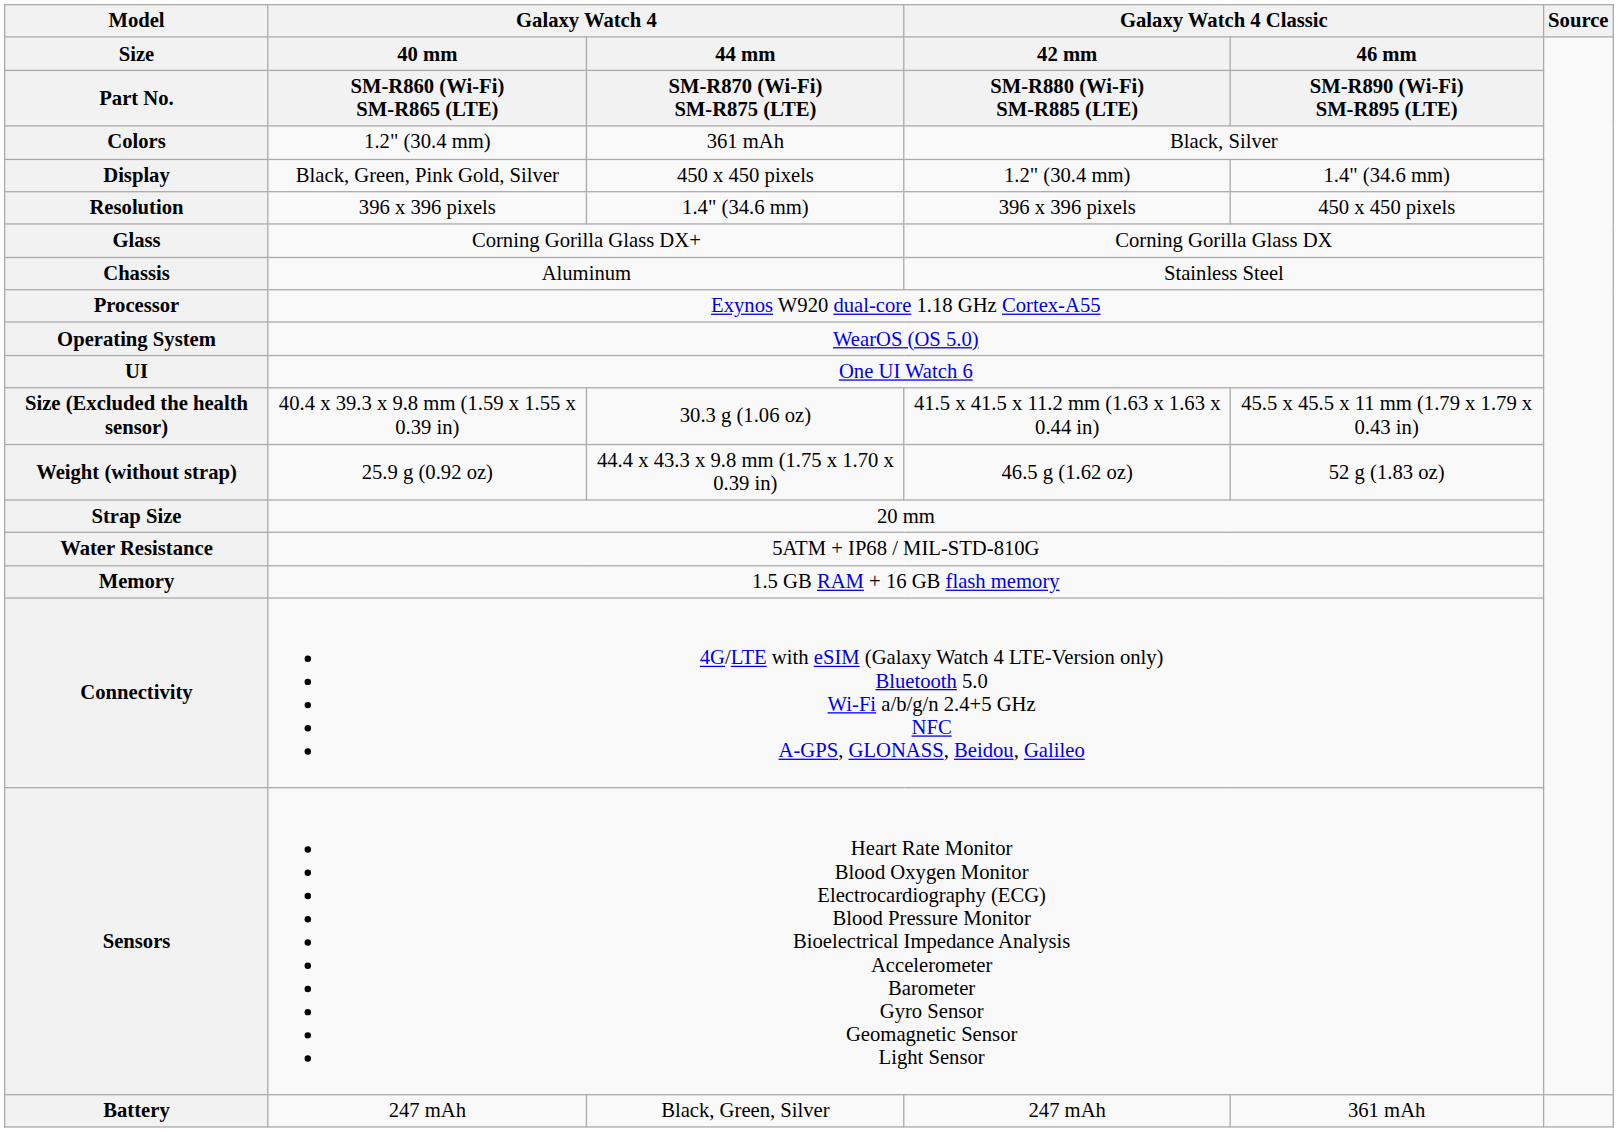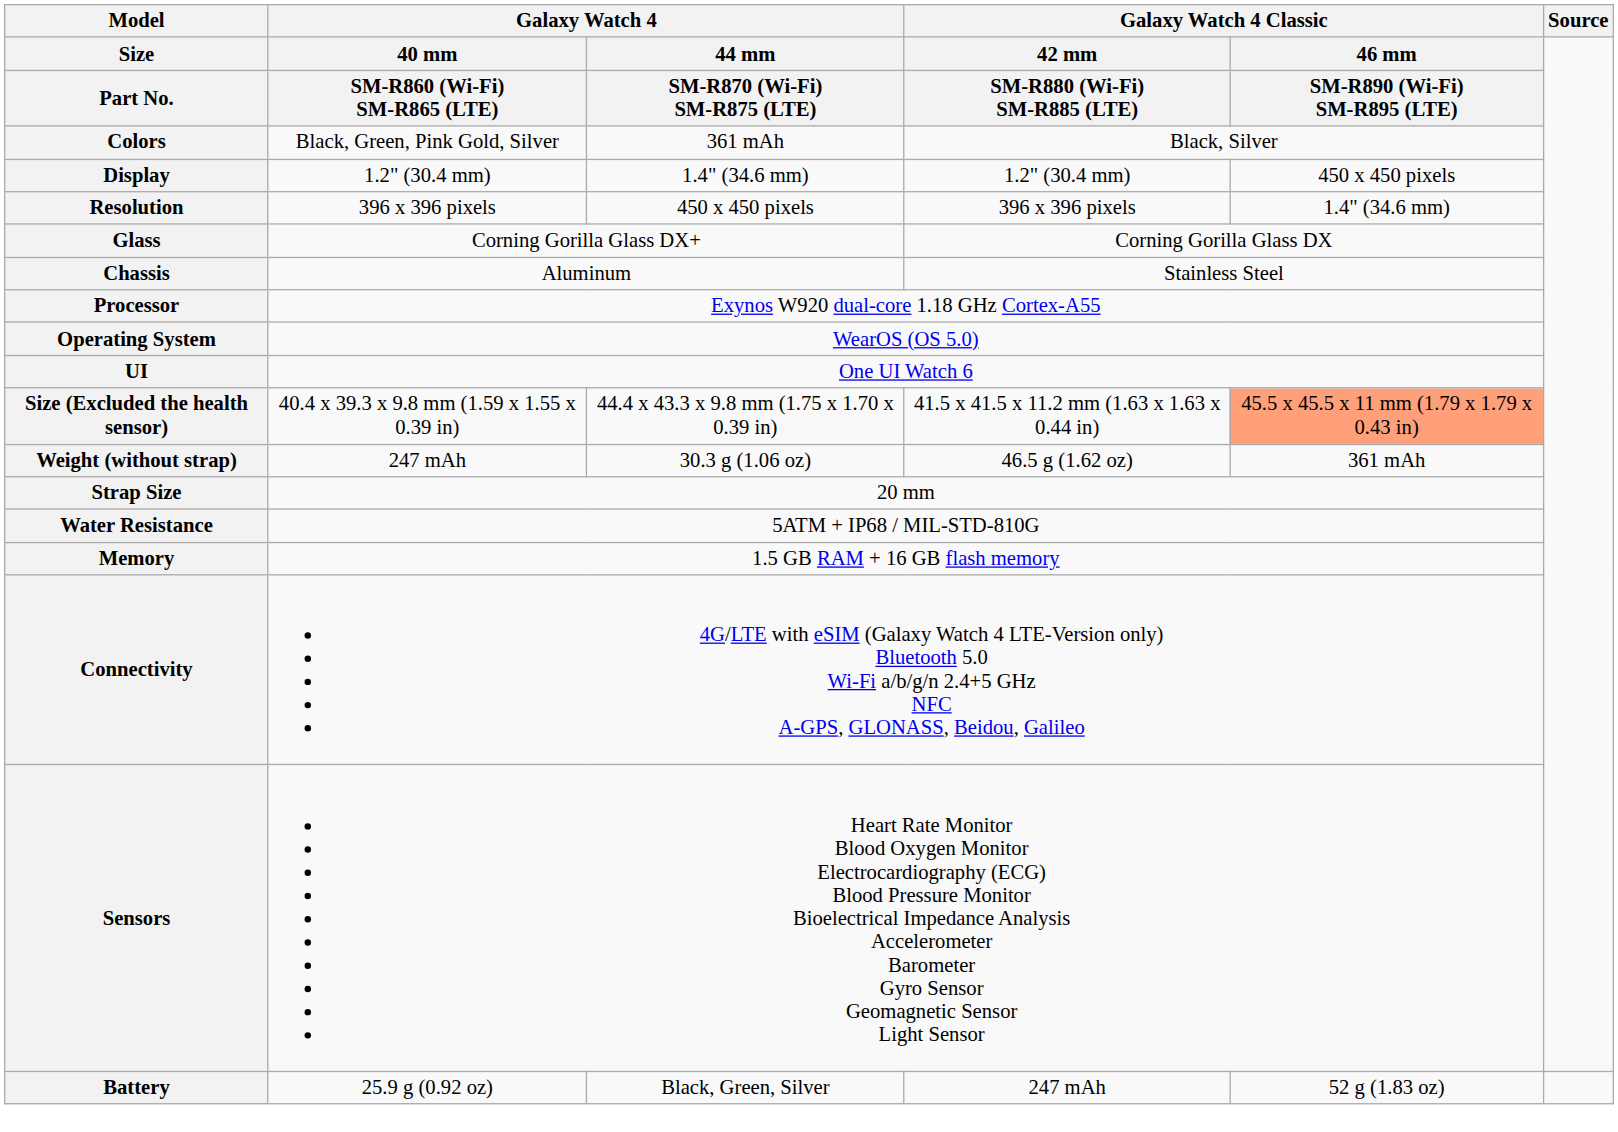(427, 142) 1.2" (30.4 mm) -> (427, 142) Black, Green, Pink Gold, Silver
(427, 175) Black, Green, Pink Gold, Silver -> (427, 175) 1.2" (30.4 mm)
(745, 175) 450 x 450 pixels -> (745, 175) 1.4" (34.6 mm)
(1387, 175) 1.4" (34.6 mm) -> (1387, 175) 450 x 450 pixels
(745, 207) 1.4" (34.6 mm) -> (745, 207) 450 x 450 pixels
(1387, 207) 450 x 450 pixels -> (1387, 207) 1.4" (34.6 mm)
(745, 415) 30.3 g (1.06 oz) -> (745, 415) 44.4 x 43.3 x 9.8 mm (1.75 x 1.70 x 0.39 in)
(1387, 415) no background -> (1387, 415) lightsalmon background
(427, 471) 25.9 g (0.92 oz) -> (427, 460) 247 mAh
(745, 471) 44.4 x 43.3 x 9.8 mm (1.75 x 1.70 x 0.39 in) -> (745, 460) 30.3 g (1.06 oz)
(1387, 471) 52 g (1.83 oz) -> (1387, 460) 361 mAh
(427, 1110) 247 mAh -> (427, 1087) 25.9 g (0.92 oz)
(1387, 1110) 361 mAh -> (1387, 1087) 52 g (1.83 oz)
